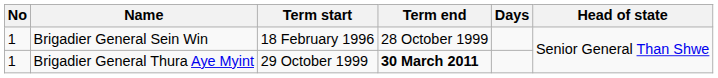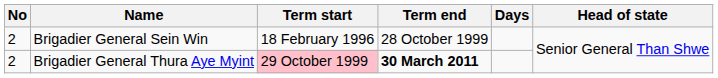(12, 38) 1 -> (12, 38) 2
(12, 61) 1 -> (12, 61) 2
(314, 61) no background -> (314, 61) pink background
